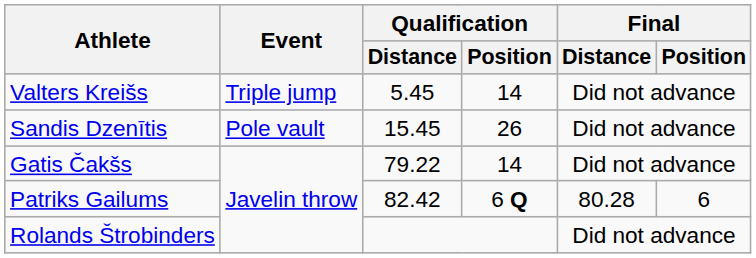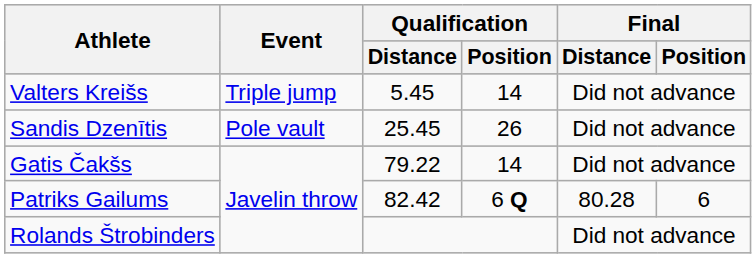(412, 128) 15.45 -> (412, 128) 25.45
